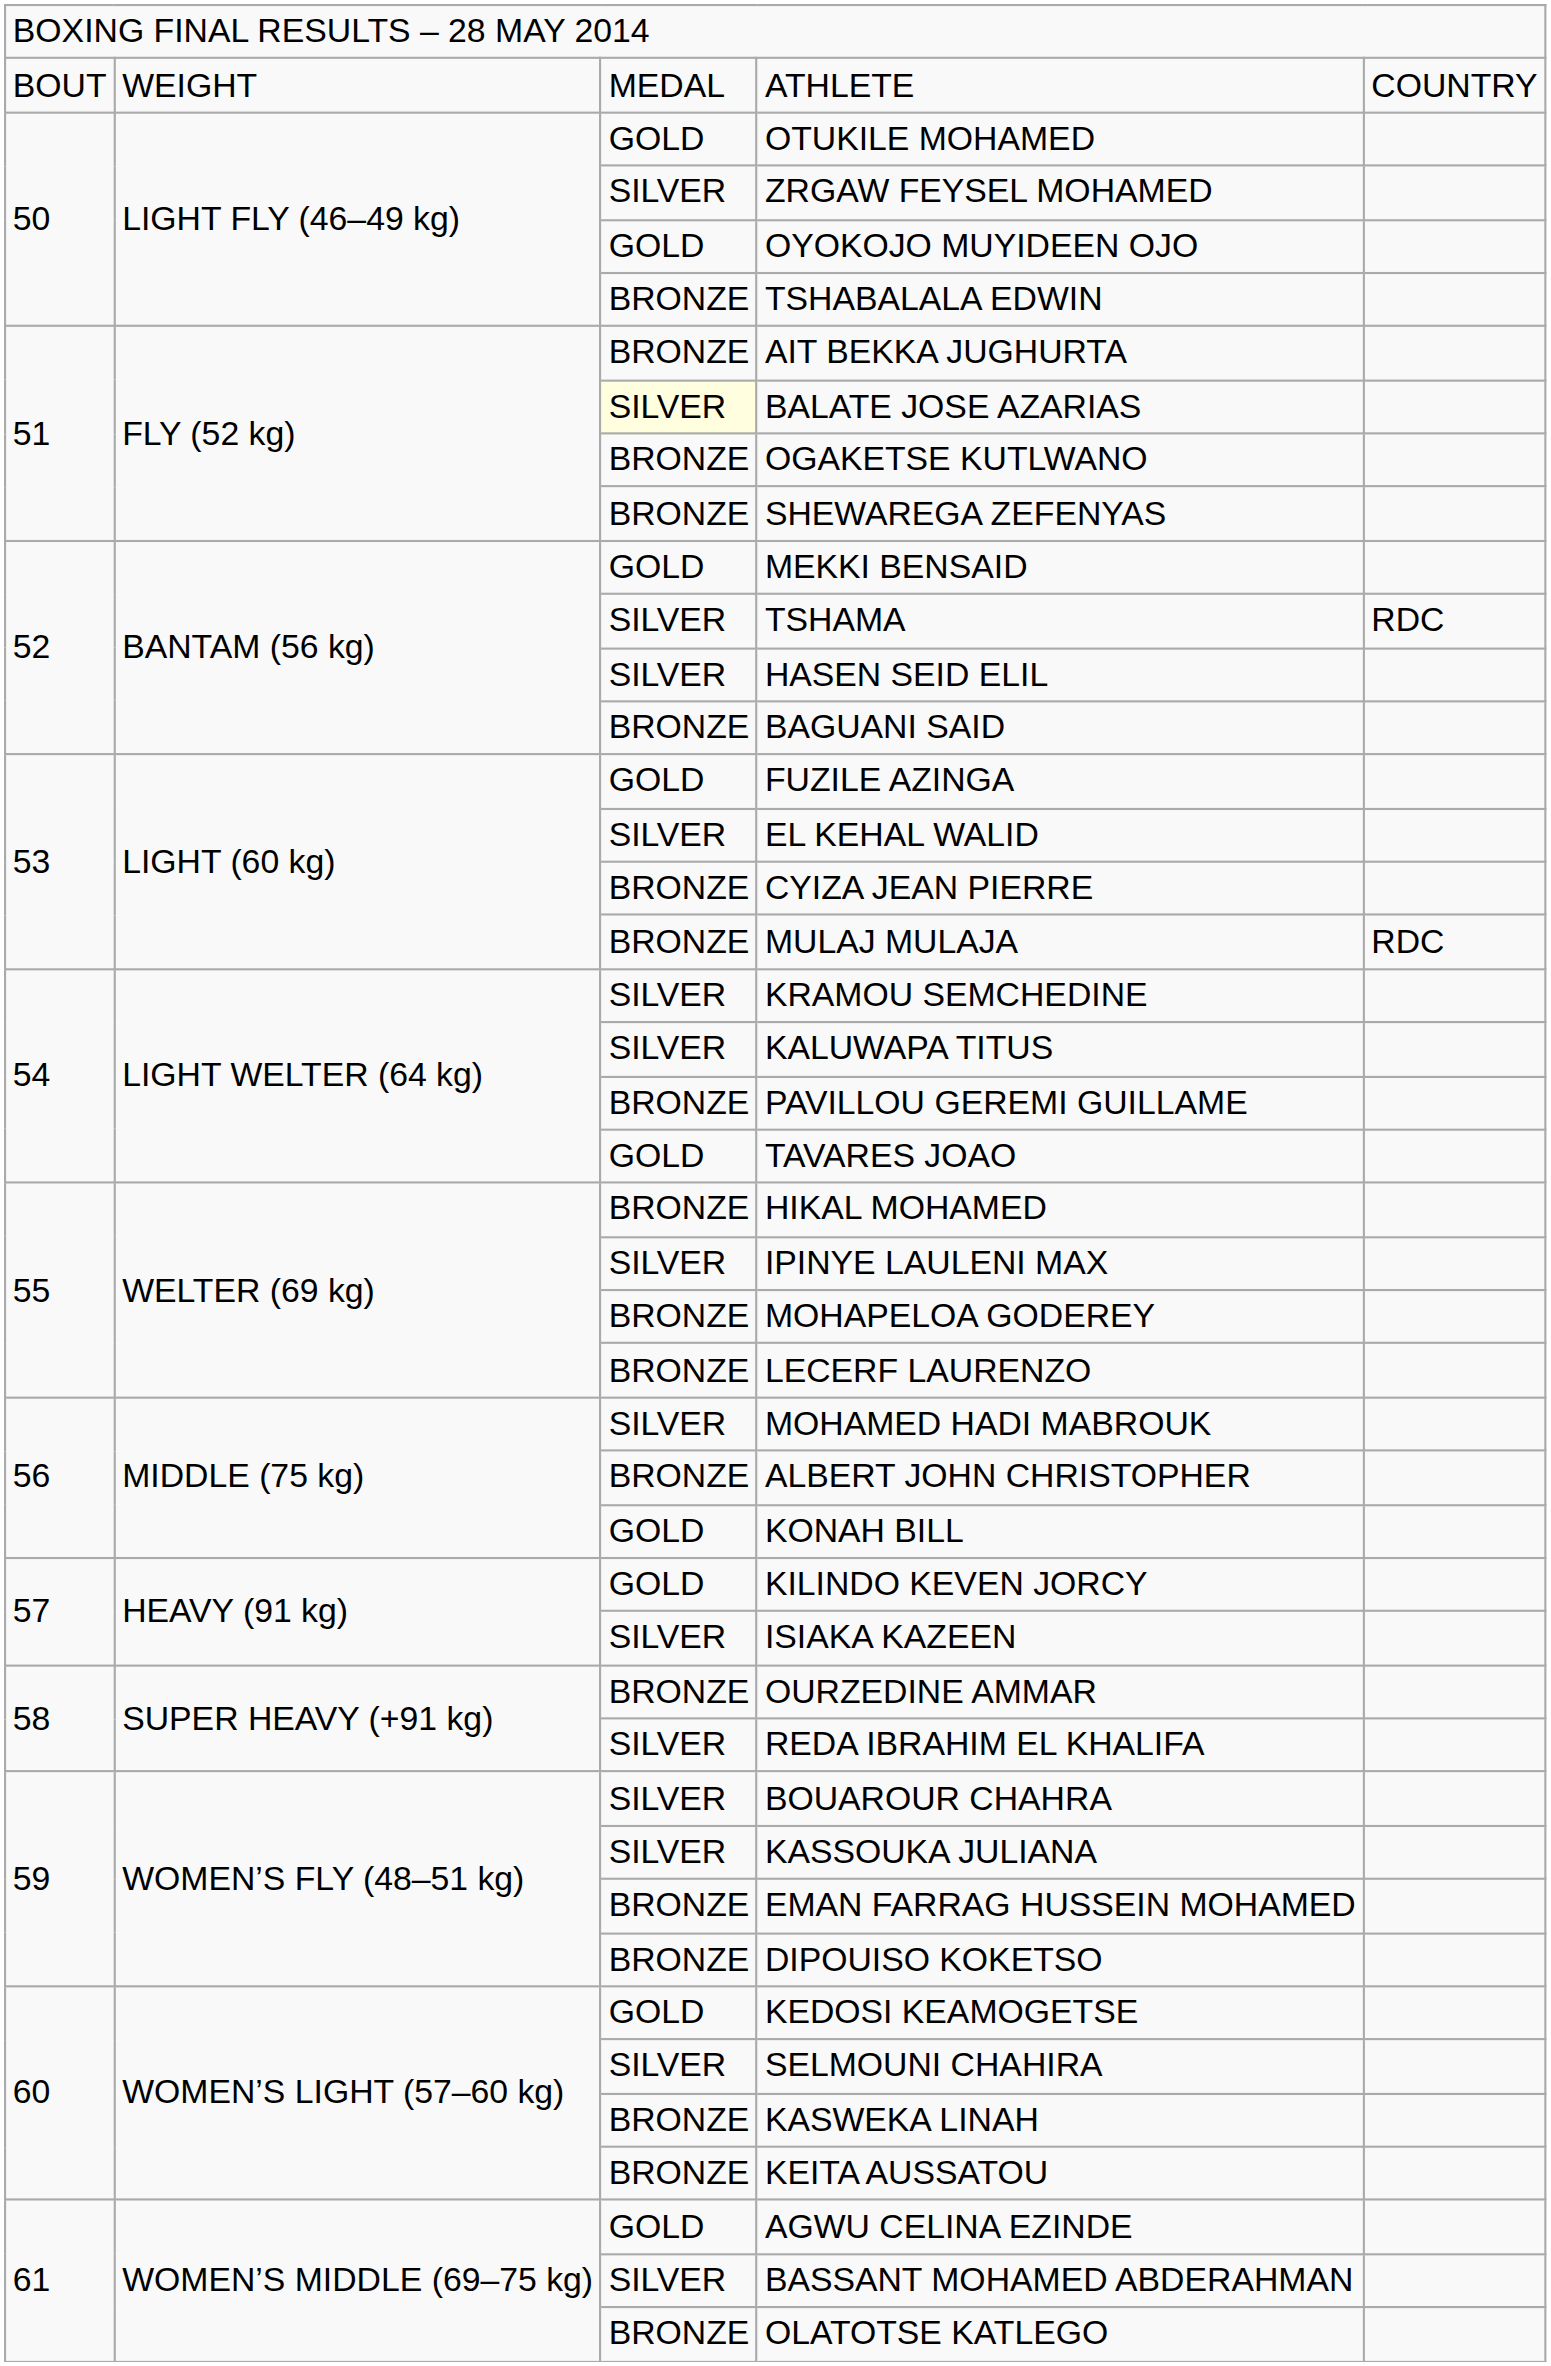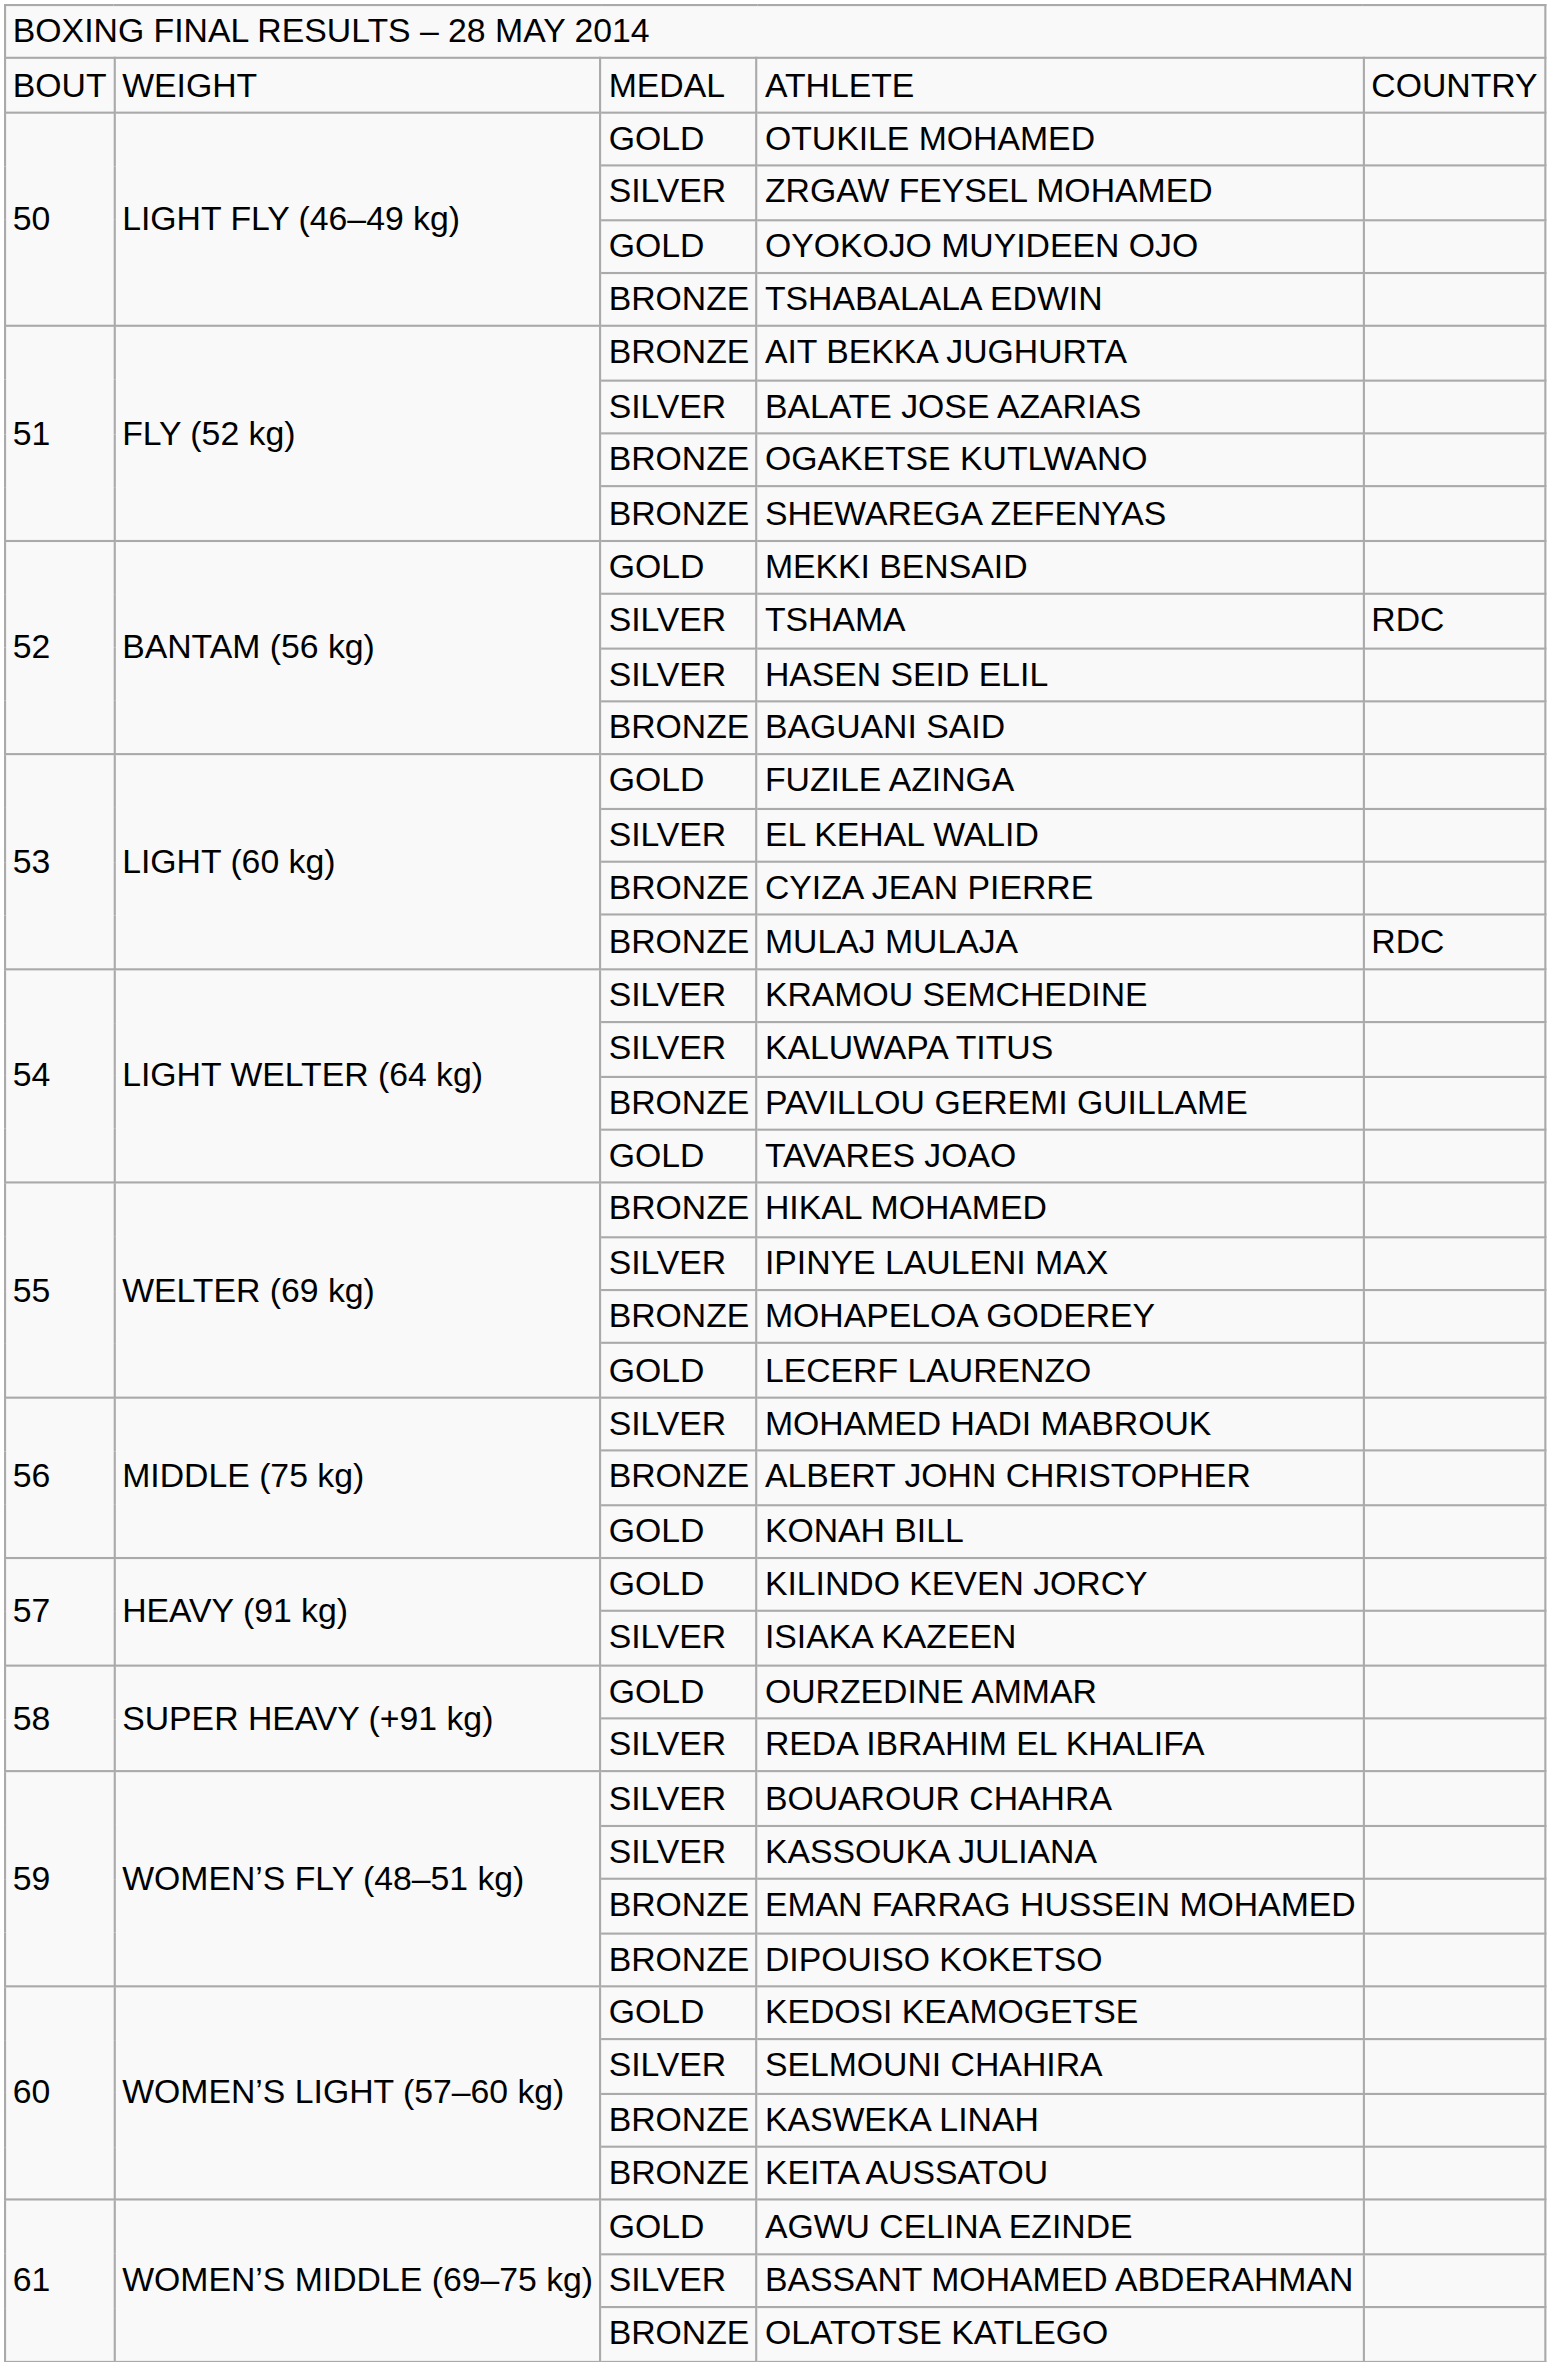(667, 406) lightyellow background -> (667, 406) no background
(679, 1369) BRONZE -> (656, 1369) GOLD
(679, 1691) BRONZE -> (656, 1691) GOLD
